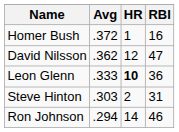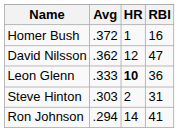(156, 117) 46 -> (156, 117) 41
